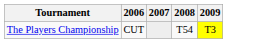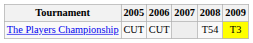+ column: (134, 13)
